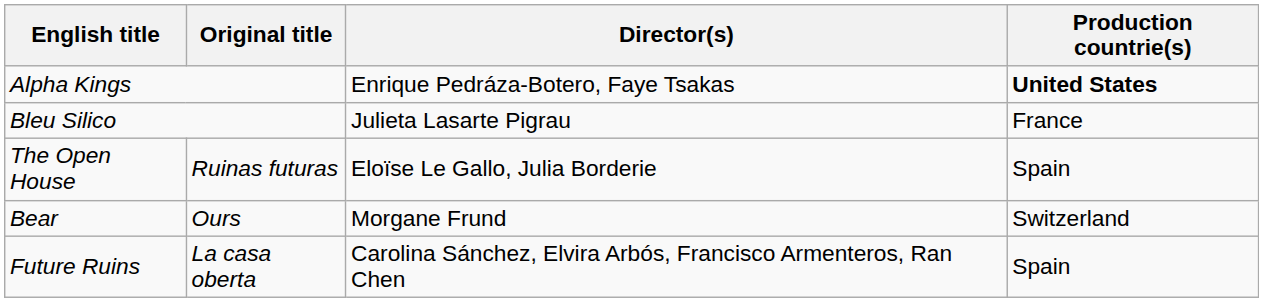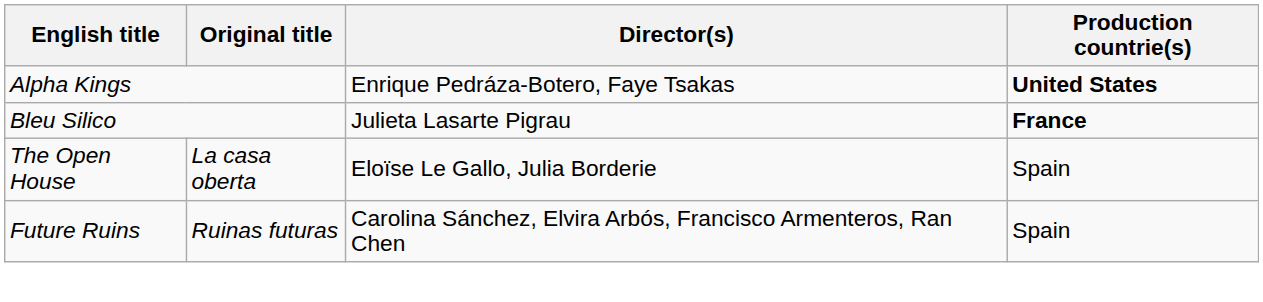(1048, 120) normal -> (1049, 120) bold
(265, 168) Ruinas futuras -> (231, 168) La casa oberta
- row: (34, 217)
(231, 266) La casa oberta -> (265, 230) Ruinas futuras
